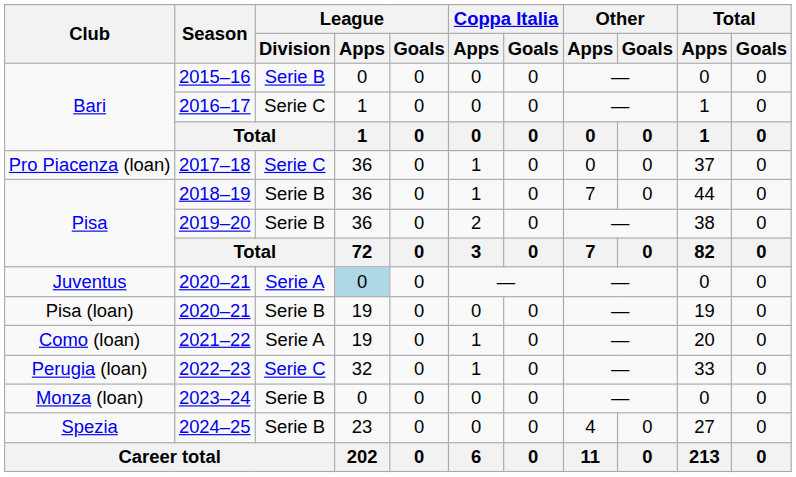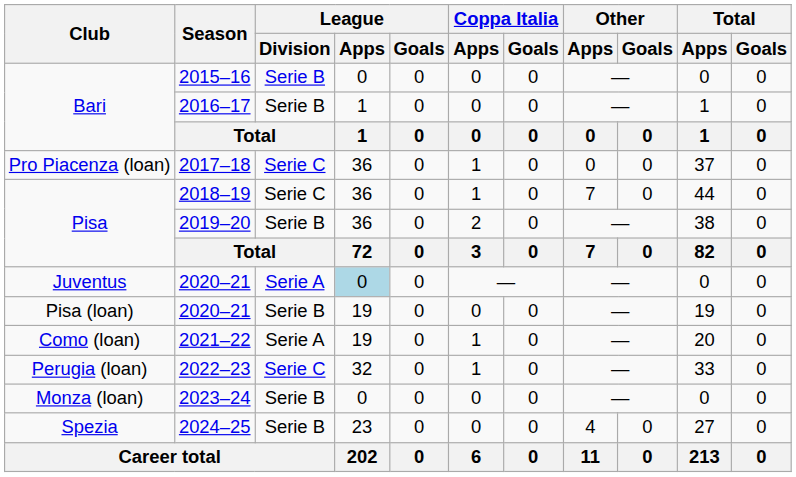(295, 106) Serie C -> (295, 106) Serie B
(295, 194) Serie B -> (295, 194) Serie C
